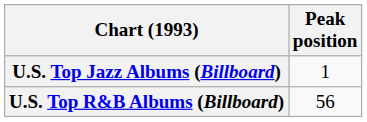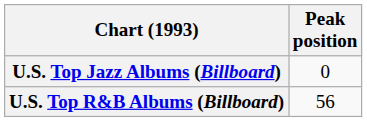(325, 71) 1 -> (325, 71) 0
